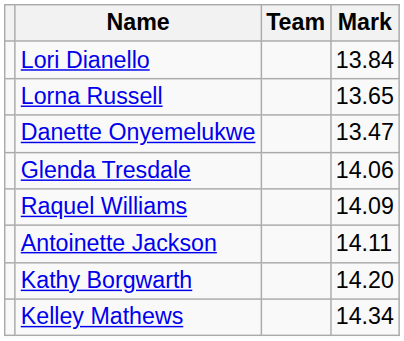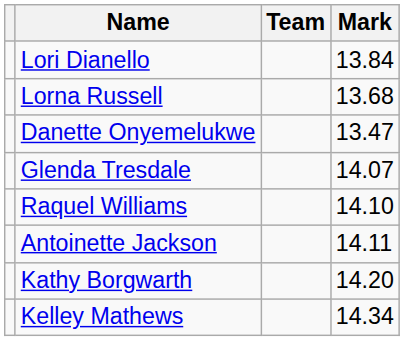(365, 96) 13.65 -> (365, 96) 13.68
(365, 170) 14.06 -> (365, 170) 14.07
(365, 206) 14.09 -> (365, 206) 14.10
